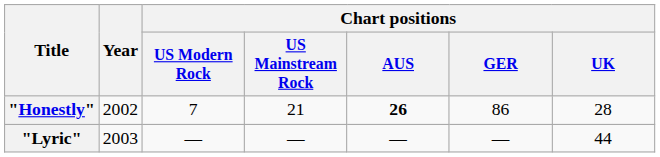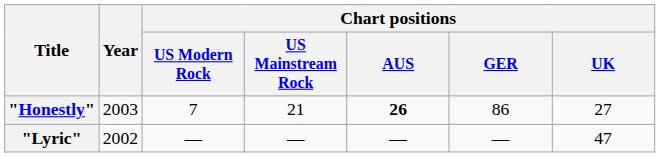(120, 109) 2002 -> (120, 109) 2003
(603, 109) 28 -> (603, 109) 27
(120, 137) 2003 -> (120, 137) 2002
(603, 137) 44 -> (603, 137) 47
